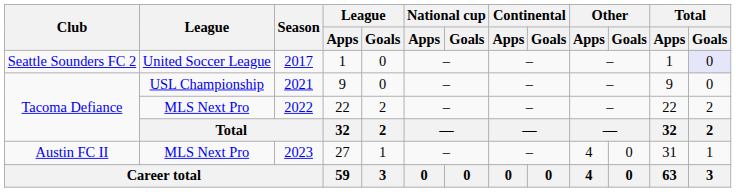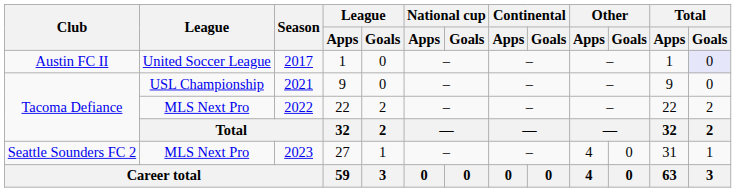(72, 61) Seattle Sounders FC 2 -> (72, 61) Austin FC II
(72, 152) Austin FC II -> (72, 152) Seattle Sounders FC 2
